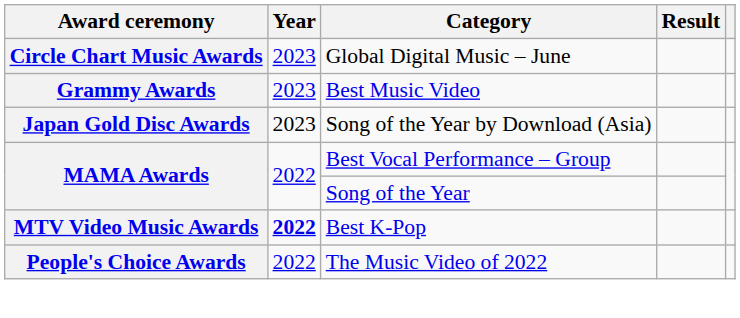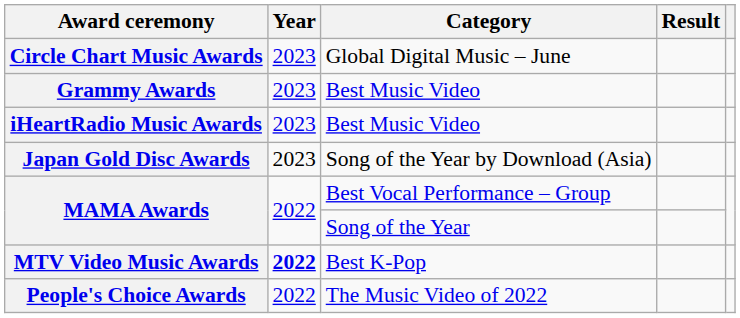+ row: (136, 124)
